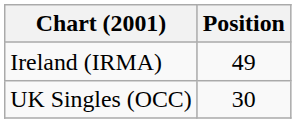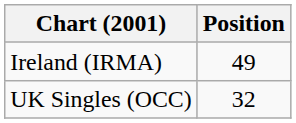(244, 99) 30 -> (244, 99) 32
